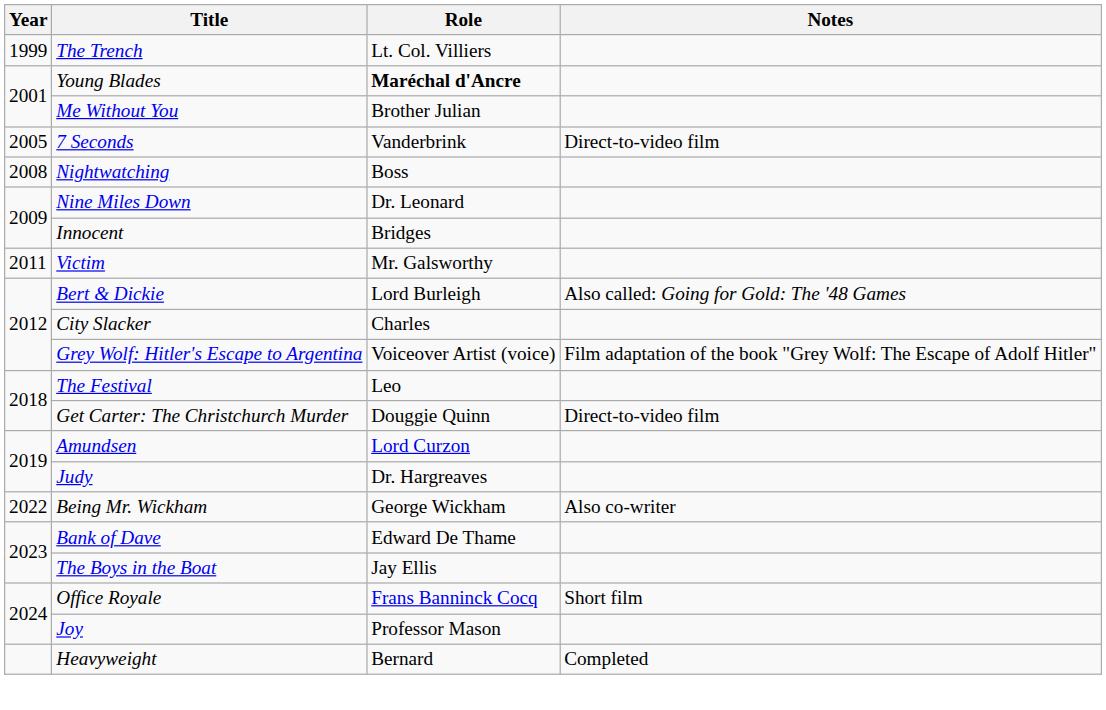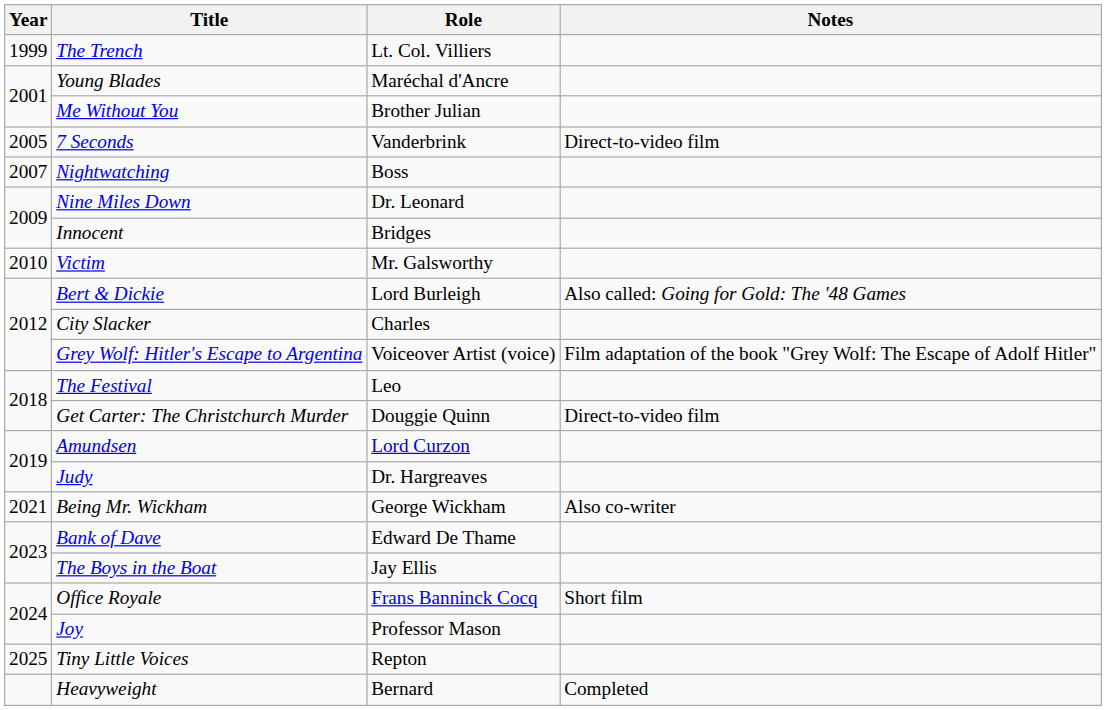(446, 80) bold -> (440, 80) normal
(28, 171) 2008 -> (28, 171) 2007
(28, 263) 2011 -> (28, 263) 2010
(28, 506) 2022 -> (28, 506) 2021
+ row: (122, 659)
